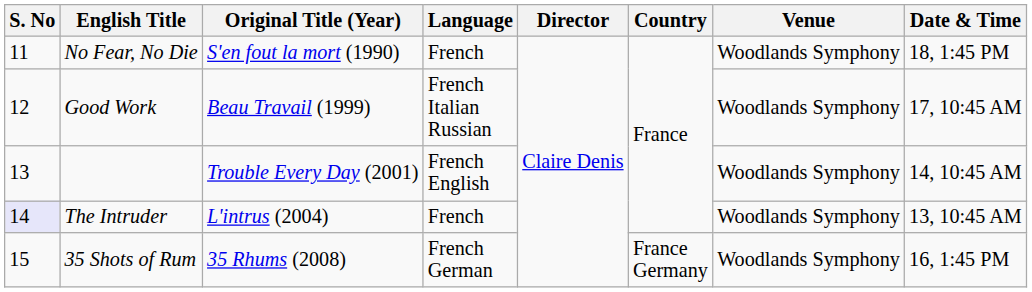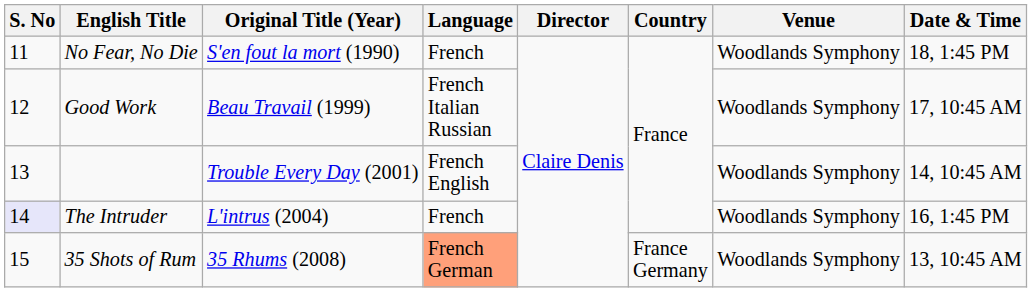(965, 216) 13, 10:45 AM -> (959, 216) 16, 1:45 PM
(460, 259) no background -> (460, 259) lightsalmon background
(959, 259) 16, 1:45 PM -> (965, 259) 13, 10:45 AM
